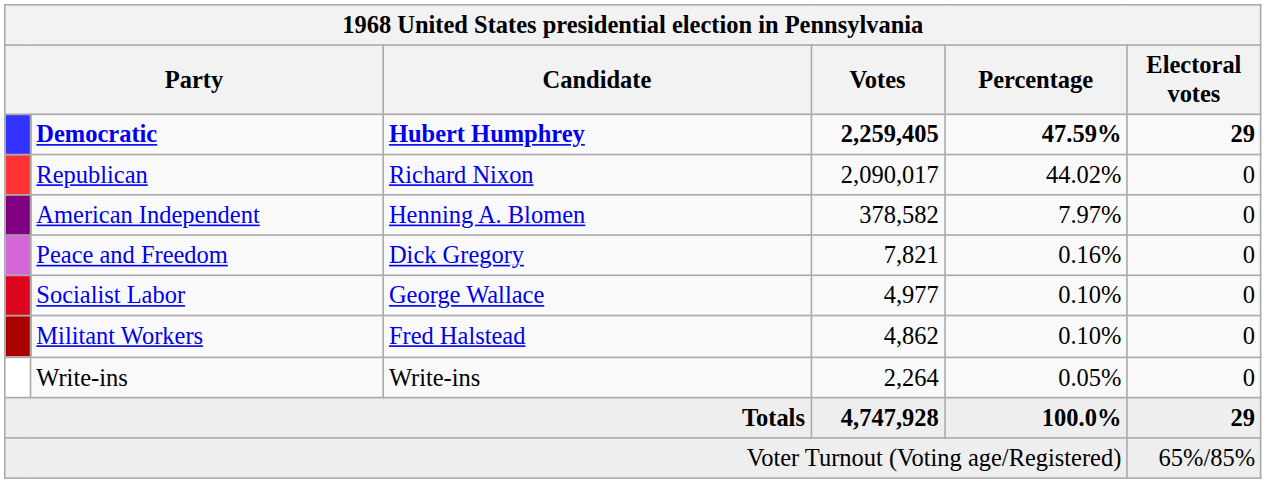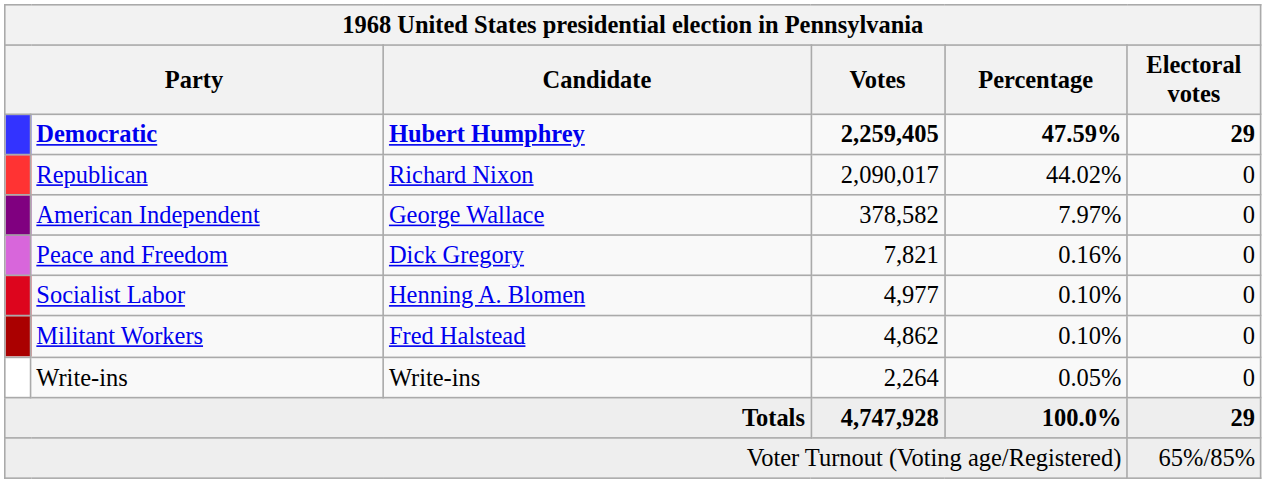(487, 215) Henning A. Blomen -> (467, 215) George Wallace
(467, 295) George Wallace -> (487, 295) Henning A. Blomen
